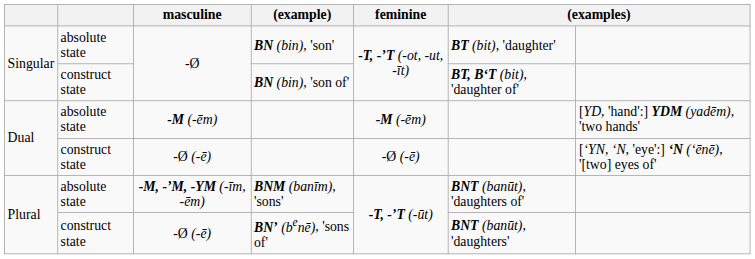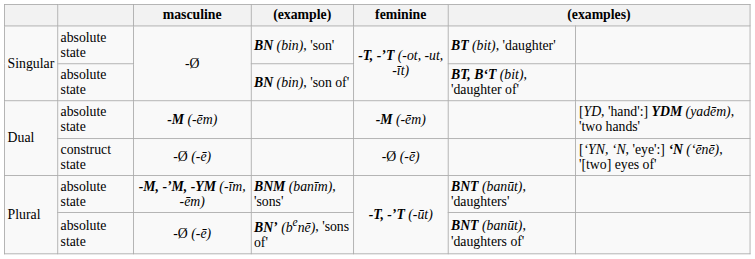(86, 82) construct state -> (84, 82) absolute state
(488, 194) BNT (banūt), 'daughters of' -> (488, 194) BNT (banūt), 'daughters'
(86, 233) construct state -> (84, 233) absolute state
(488, 233) BNT (banūt), 'daughters' -> (488, 233) BNT (banūt), 'daughters of'
